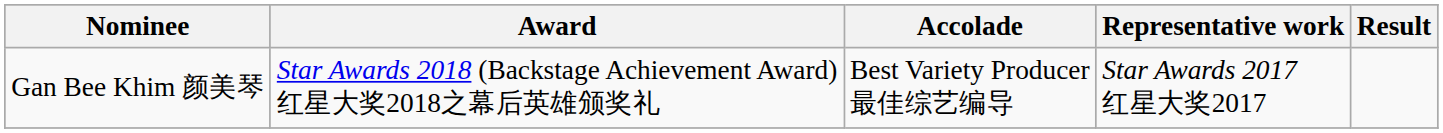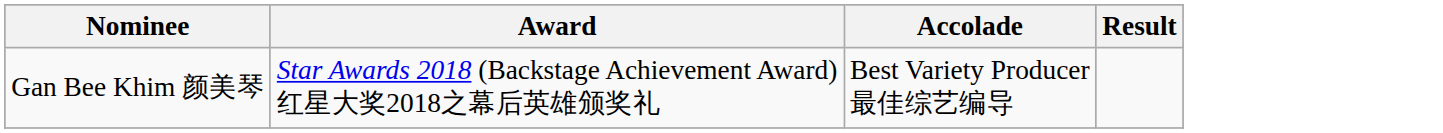- column: (1223, 26)
